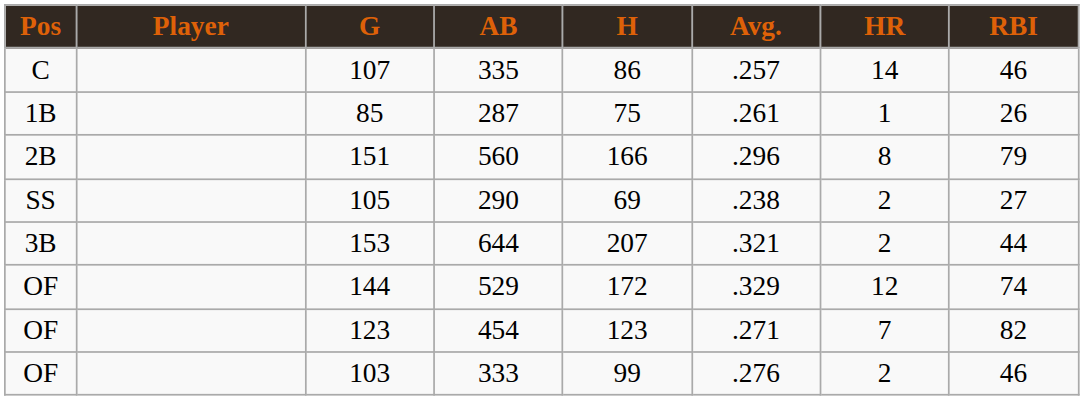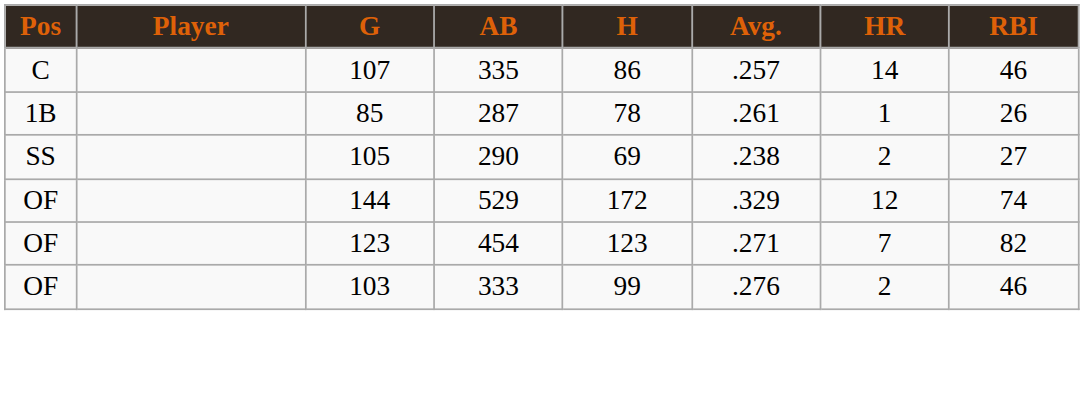(627, 112) 75 -> (627, 112) 78
- row: (370, 156)
- row: (370, 243)
